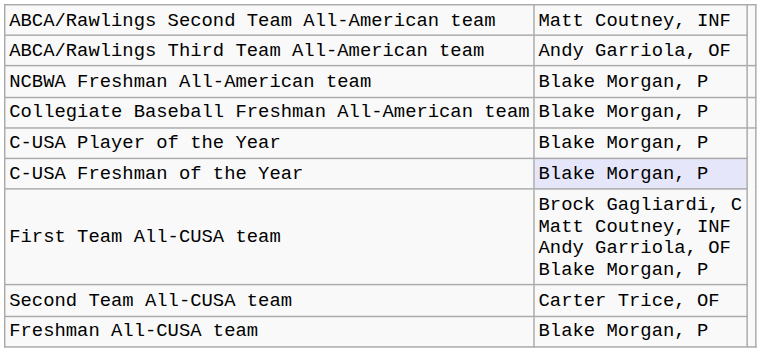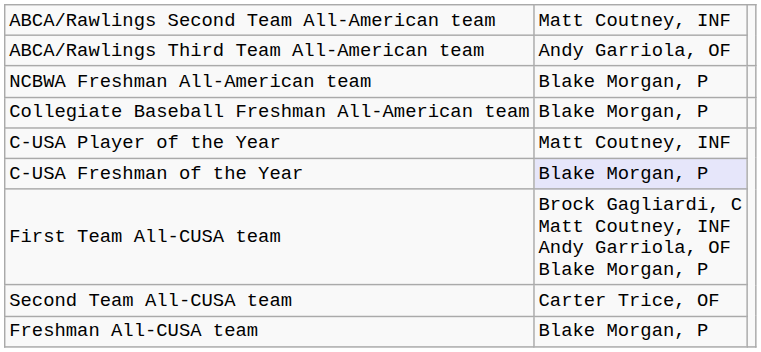(623, 143) Blake Morgan, P -> (635, 143) Matt Coutney, INF
